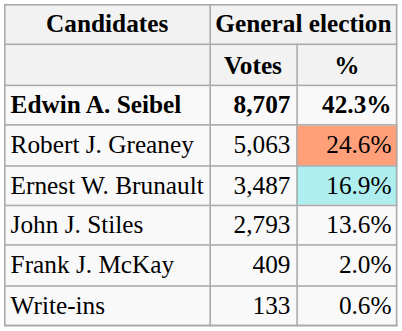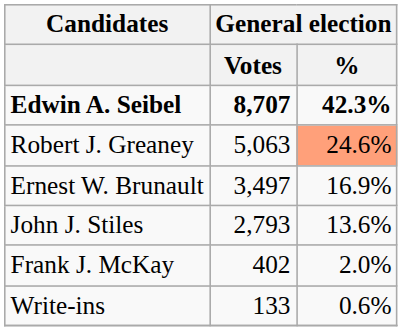(262, 184) 3,487 -> (262, 184) 3,497
(359, 184) paleturquoise background -> (359, 184) no background
(272, 265) 409 -> (272, 265) 402
